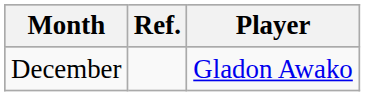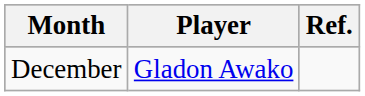columns swapped: (273, 25) <-> (157, 25)
